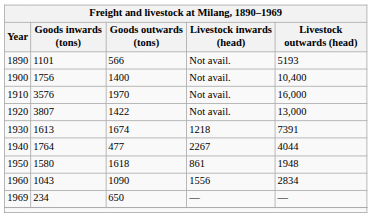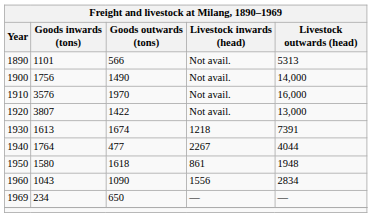(288, 60) 5193 -> (288, 60) 5313
(119, 77) 1400 -> (119, 77) 1490
(292, 77) 10,400 -> (292, 77) 14,000
